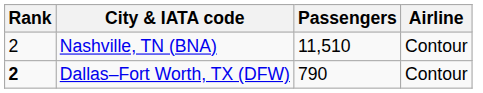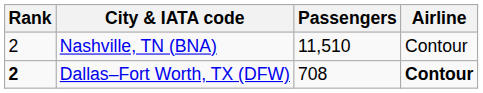(313, 74) 790 -> (313, 74) 708
(436, 74) normal -> (439, 74) bold
